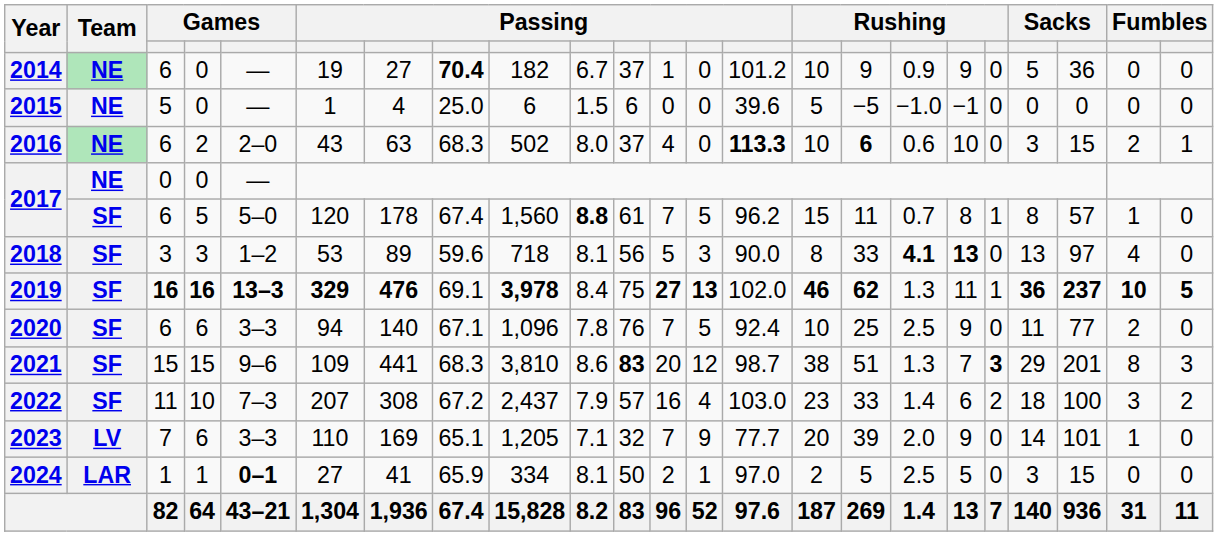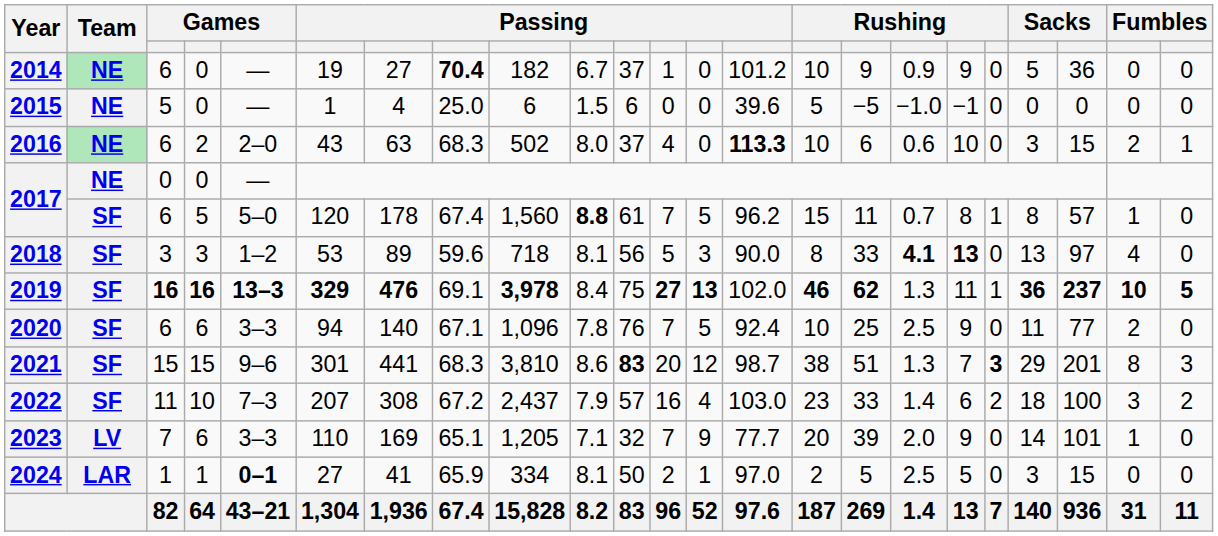(866, 143) bold -> (866, 143) normal
(330, 364) 109 -> (330, 364) 301
